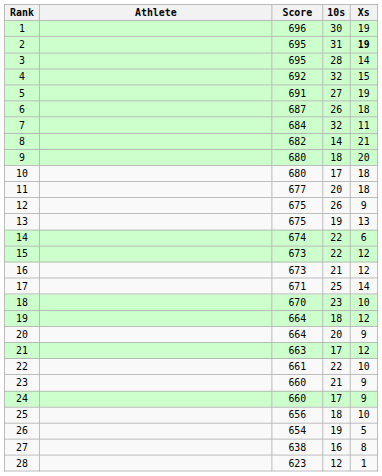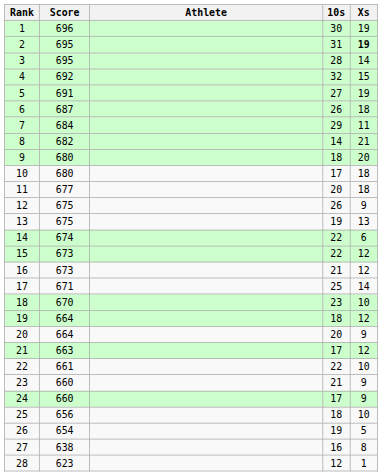columns swapped: (156, 12) <-> (297, 12)
(336, 125) 32 -> (336, 125) 29
